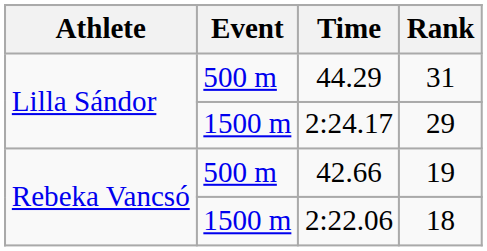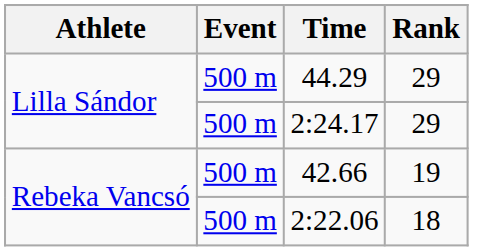(441, 76) 31 -> (426, 76) 29
(247, 124) 1500 m -> (240, 124) 500 m
(247, 220) 1500 m -> (240, 220) 500 m
